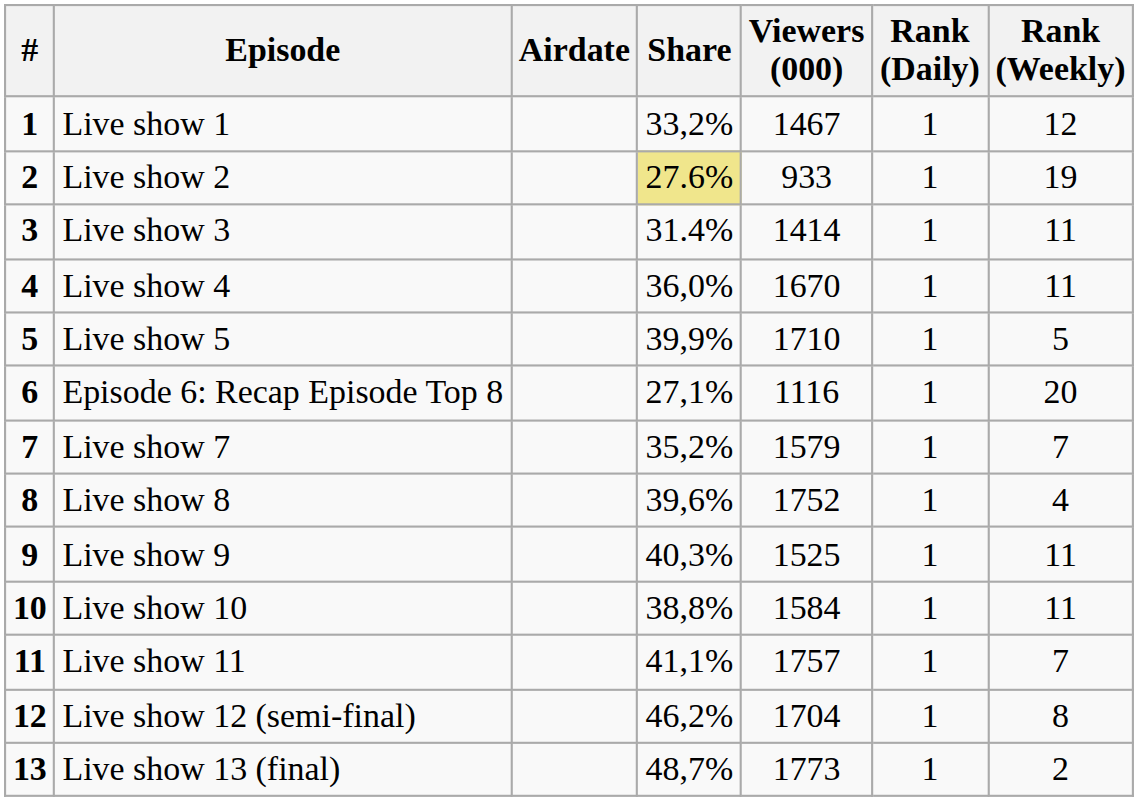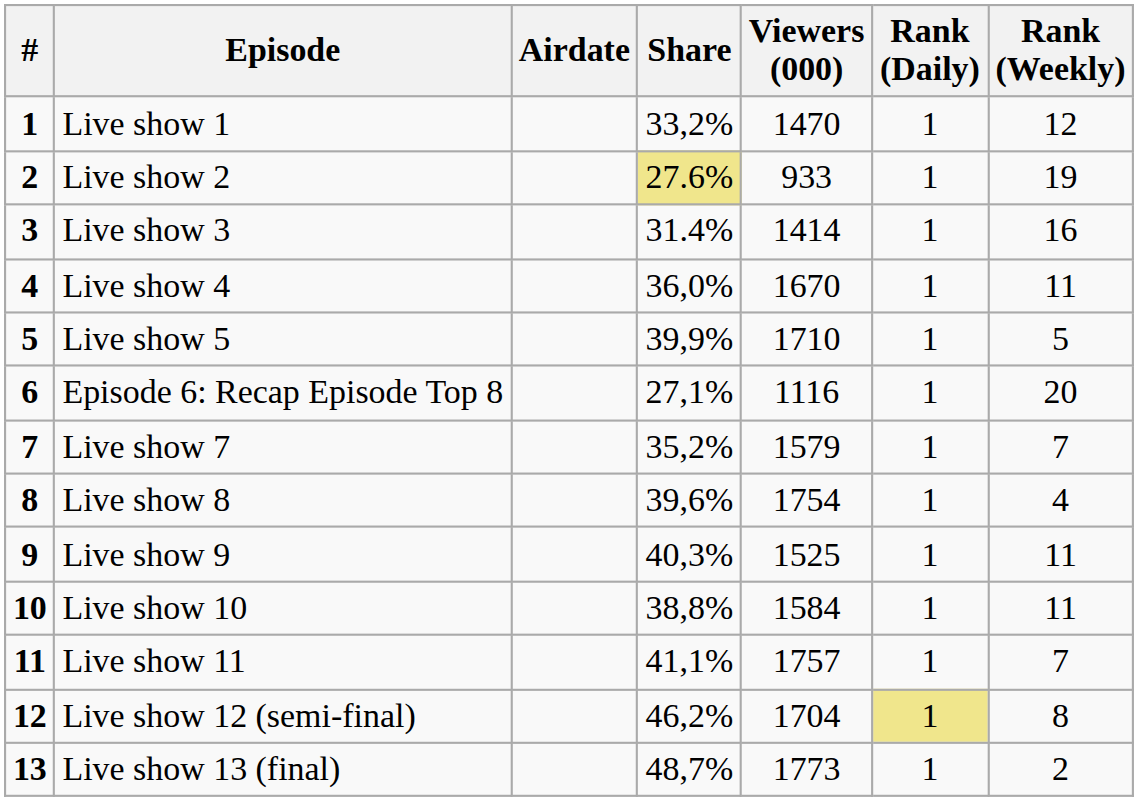(807, 123) 1467 -> (807, 123) 1470
(1061, 230) 11 -> (1061, 230) 16
(807, 499) 1752 -> (807, 499) 1754
(930, 715) no background -> (930, 715) khaki background
